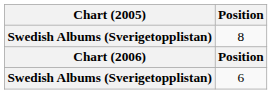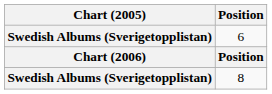rows swapped: (241, 78) <-> (241, 36)
